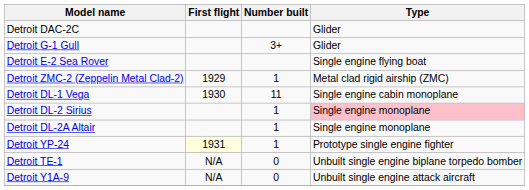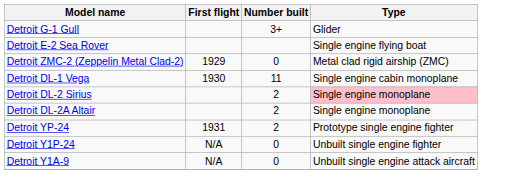- row: (43, 29)
(276, 78) 1 -> (276, 62) 0
(276, 111) 1 -> (276, 95) 2
(276, 128) 1 -> (276, 111) 2
(214, 144) lightyellow background -> (214, 128) no background
(276, 144) 1 -> (276, 128) 2
- row: (35, 161)
+ row: (41, 144)
